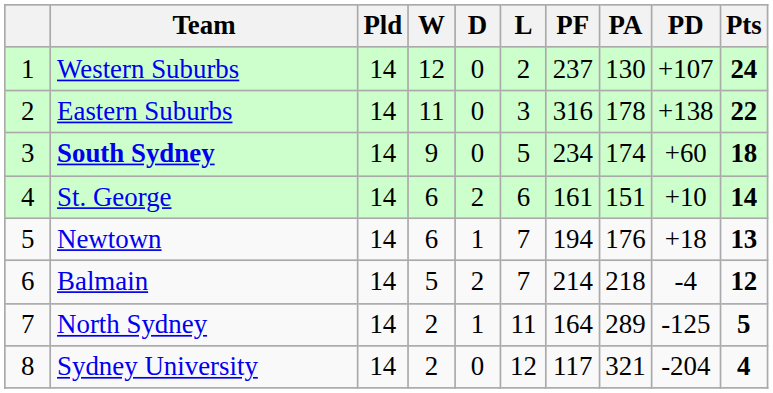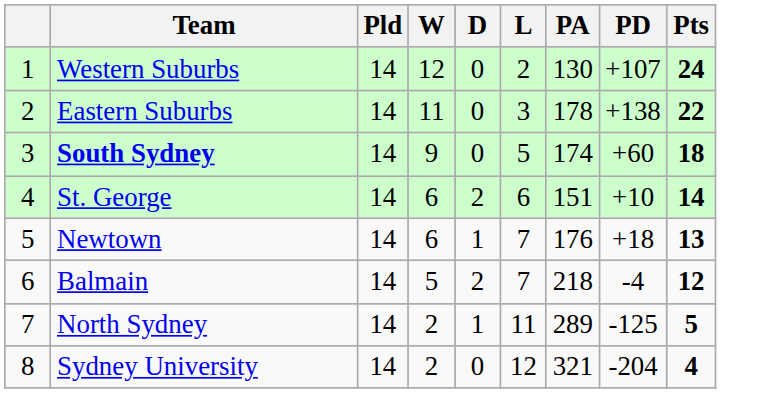- column: (573, 25)
